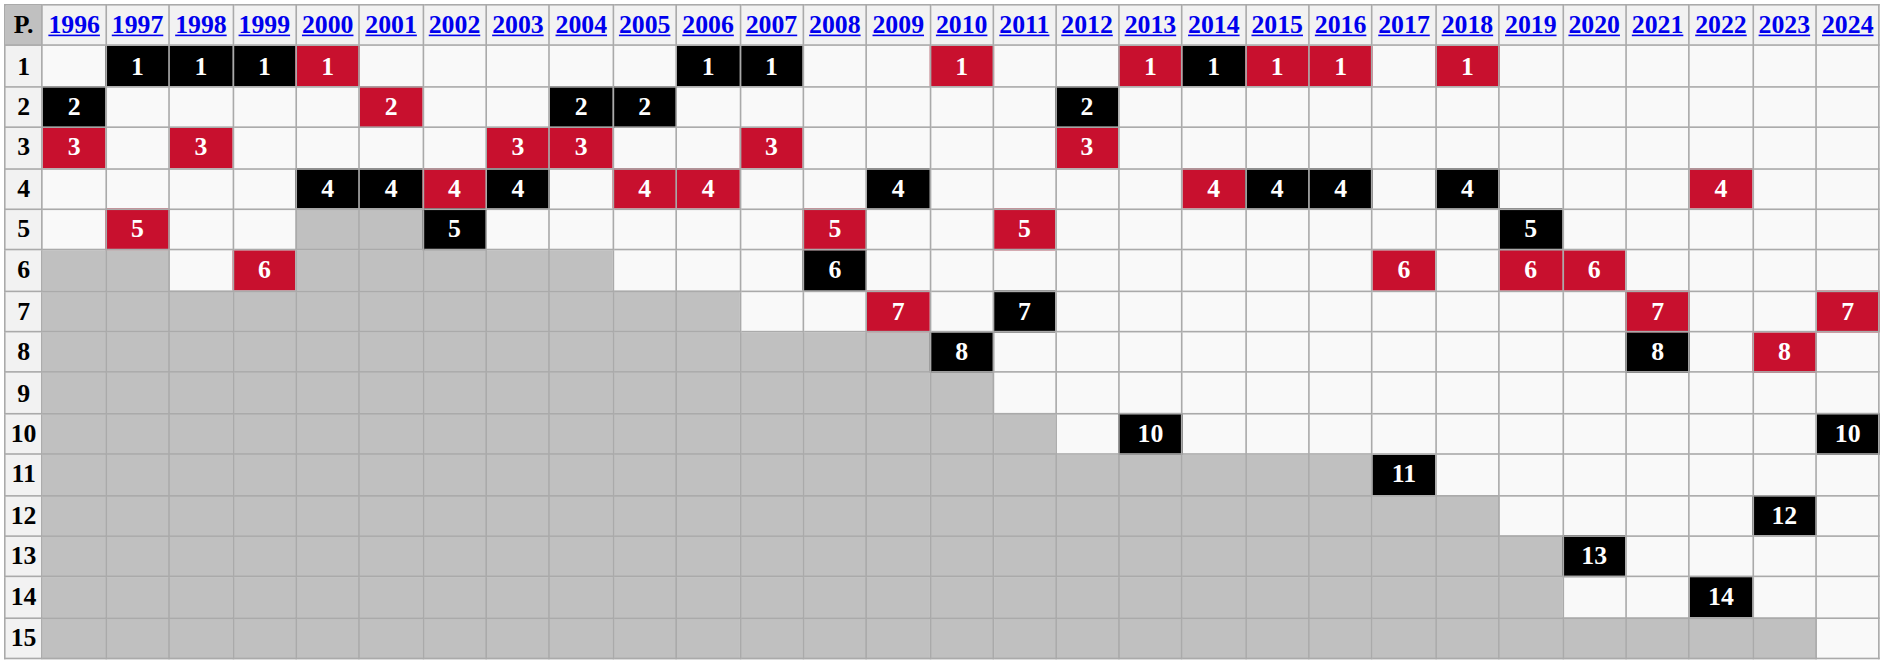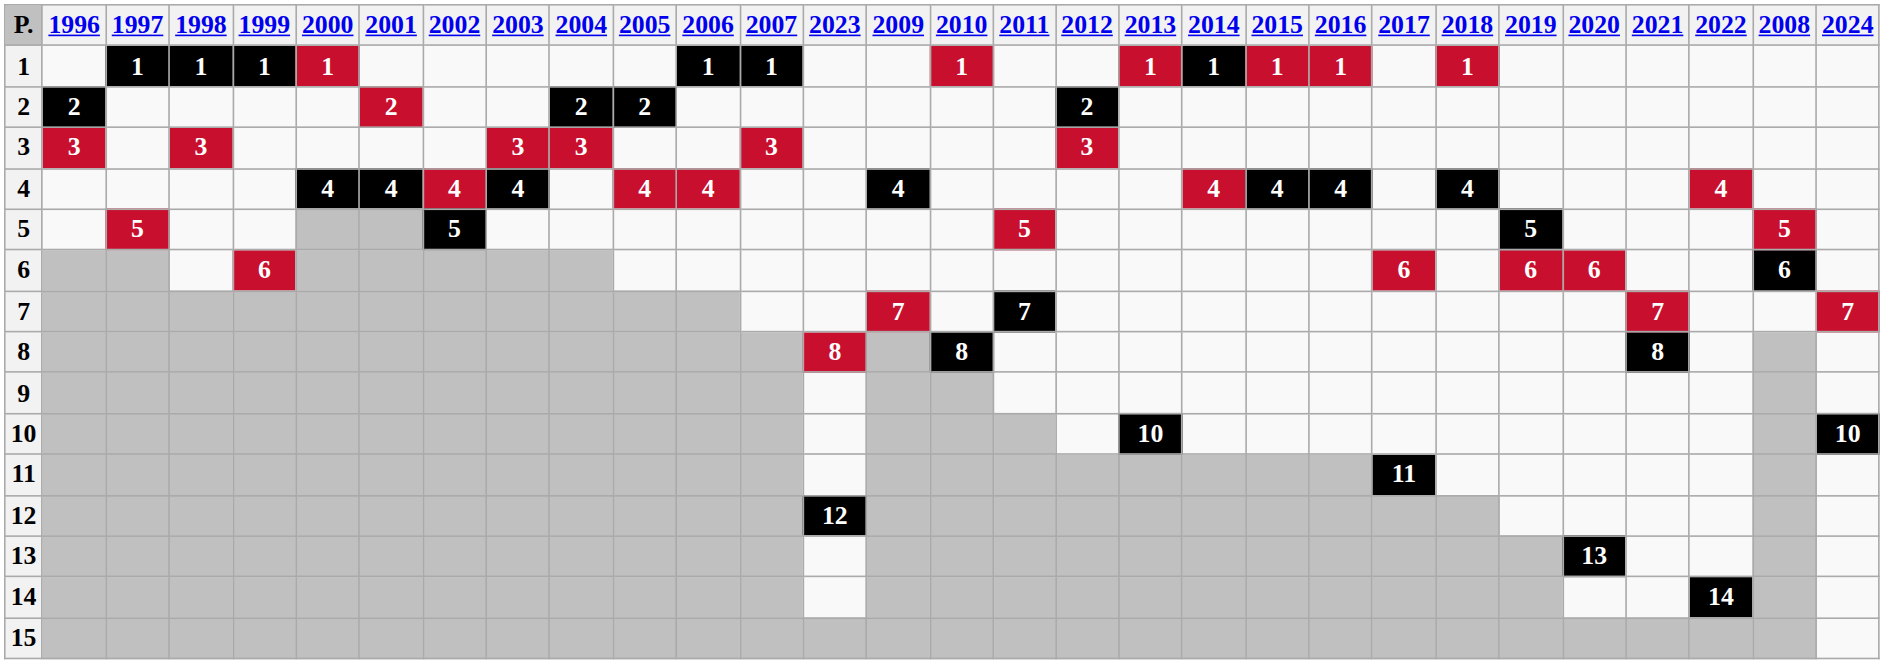columns swapped: (835, 24) <-> (1784, 24)
